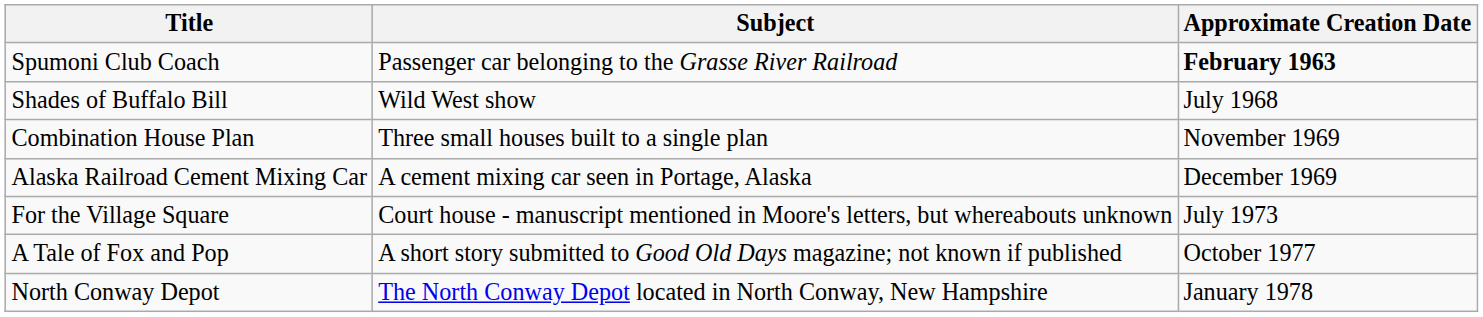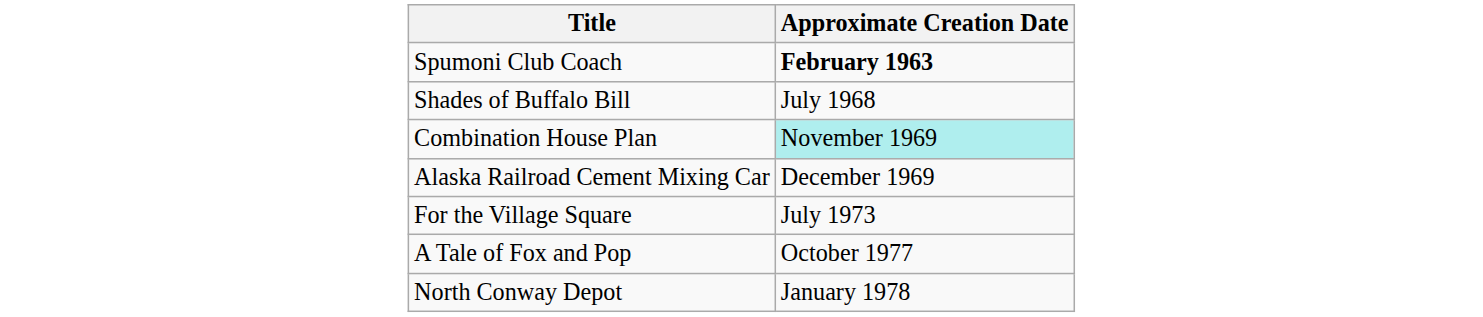- column: (775, 23)
(1262, 138) no background -> (859, 138) paleturquoise background
